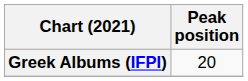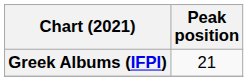(207, 62) 20 -> (207, 62) 21
